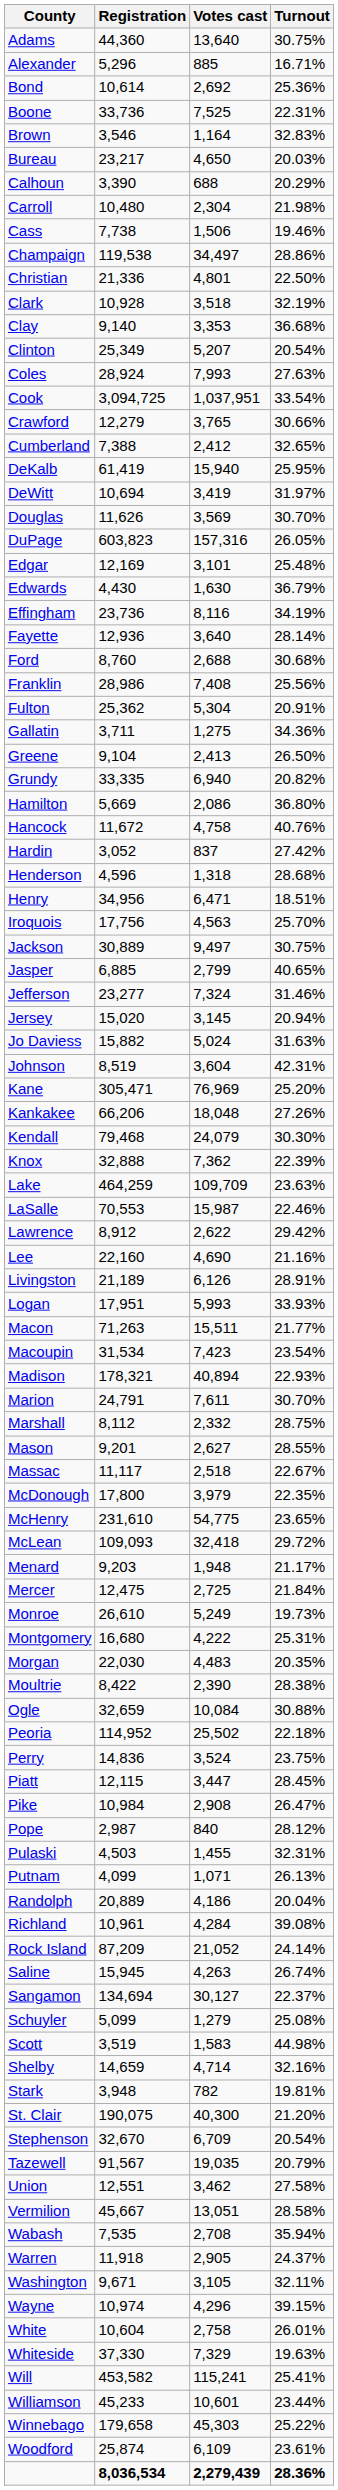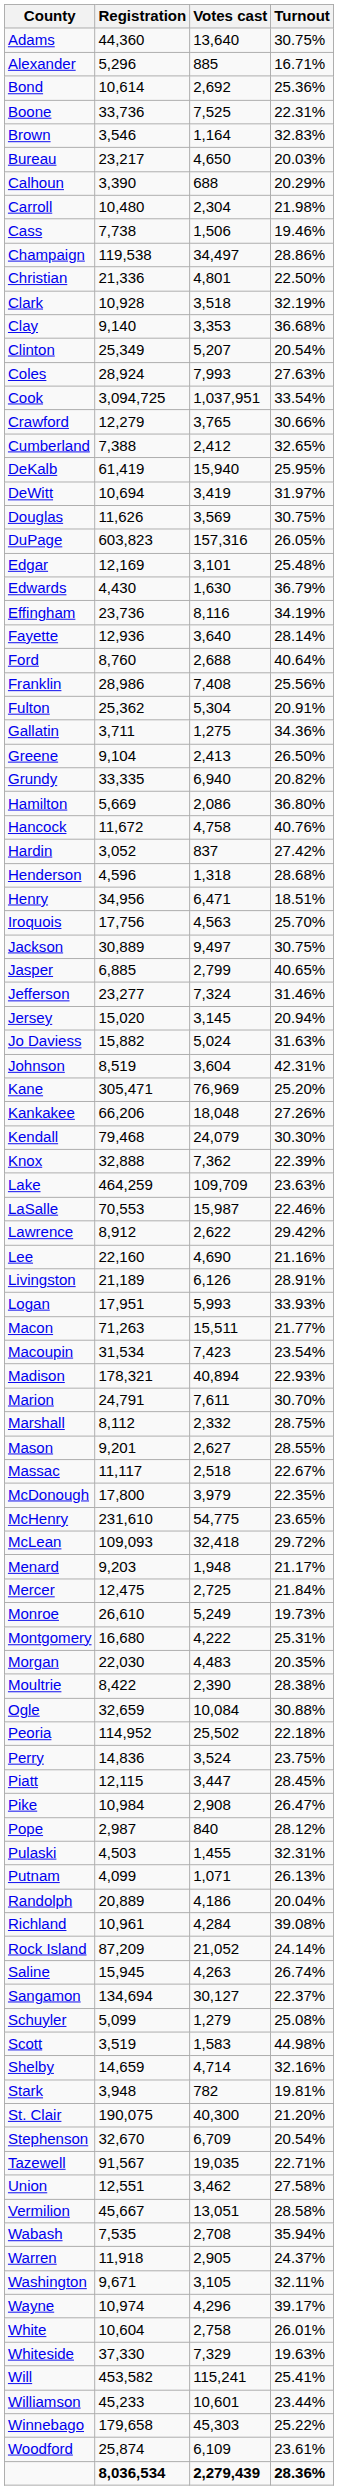(300, 517) 30.70% -> (300, 517) 30.75%
(300, 660) 30.68% -> (300, 660) 40.64%
(300, 2163) 20.79% -> (300, 2163) 22.71%
(300, 2306) 39.15% -> (300, 2306) 39.17%
